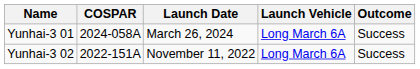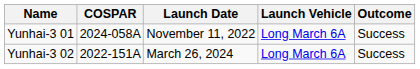(190, 34) March 26, 2024 -> (201, 34) November 11, 2022
(201, 53) November 11, 2022 -> (190, 53) March 26, 2024
